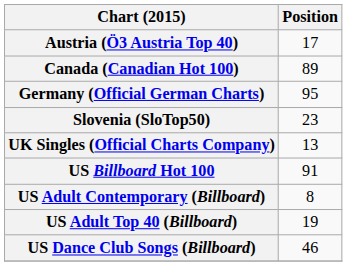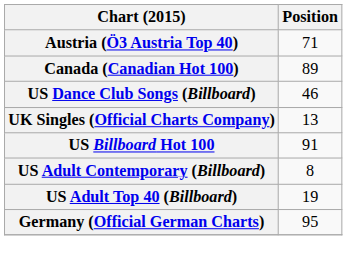(310, 42) 17 -> (310, 42) 71
rows swapped: (142, 94) <-> (142, 247)
- row: (142, 119)
